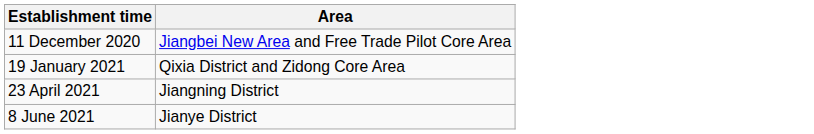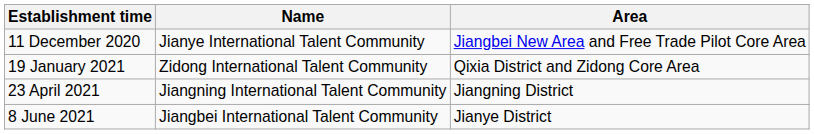+ column: (303, 16)
